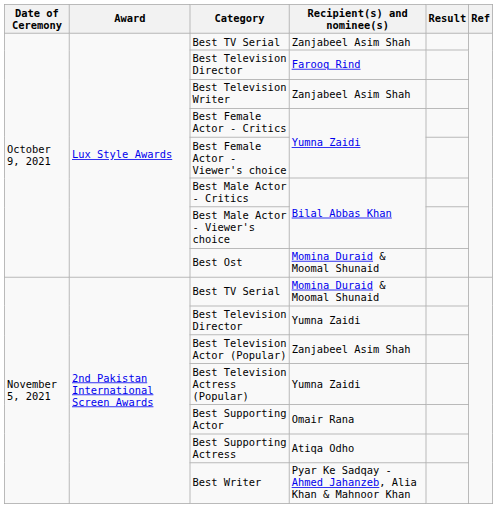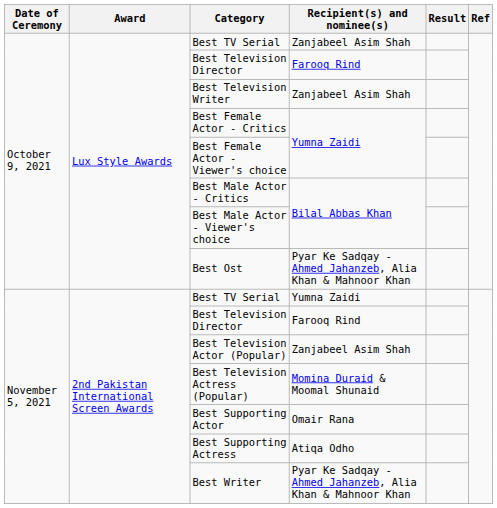(339, 262) Momina Duraid & Moomal Shunaid -> (354, 268) Pyar Ke Sadqay - Ahmed Jahanzeb, Alia Khan & Mahnoor Khan
(339, 291) Momina Duraid & Moomal Shunaid -> (326, 297) Yumna Zaidi
(326, 320) Yumna Zaidi -> (326, 320) Farooq Rind
(326, 384) Yumna Zaidi -> (339, 384) Momina Duraid & Moomal Shunaid
